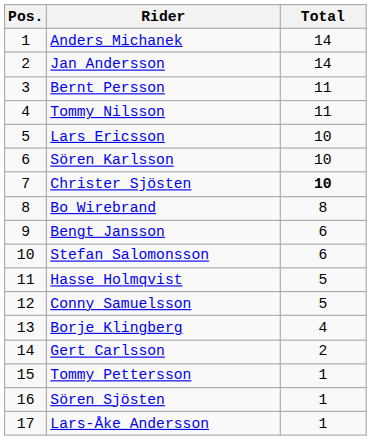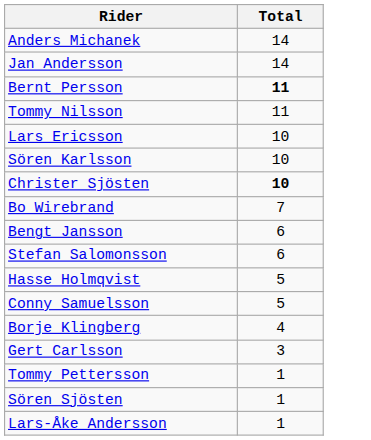- column: (26, 17)
(323, 88) normal -> (281, 88) bold
(323, 208) 8 -> (281, 208) 7
(323, 352) 2 -> (281, 352) 3
